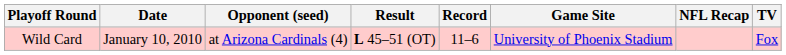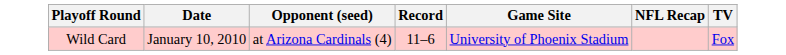- column: (395, 15)
